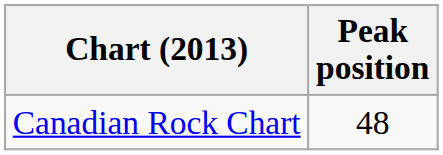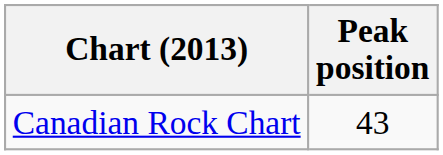(373, 121) 48 -> (373, 121) 43
